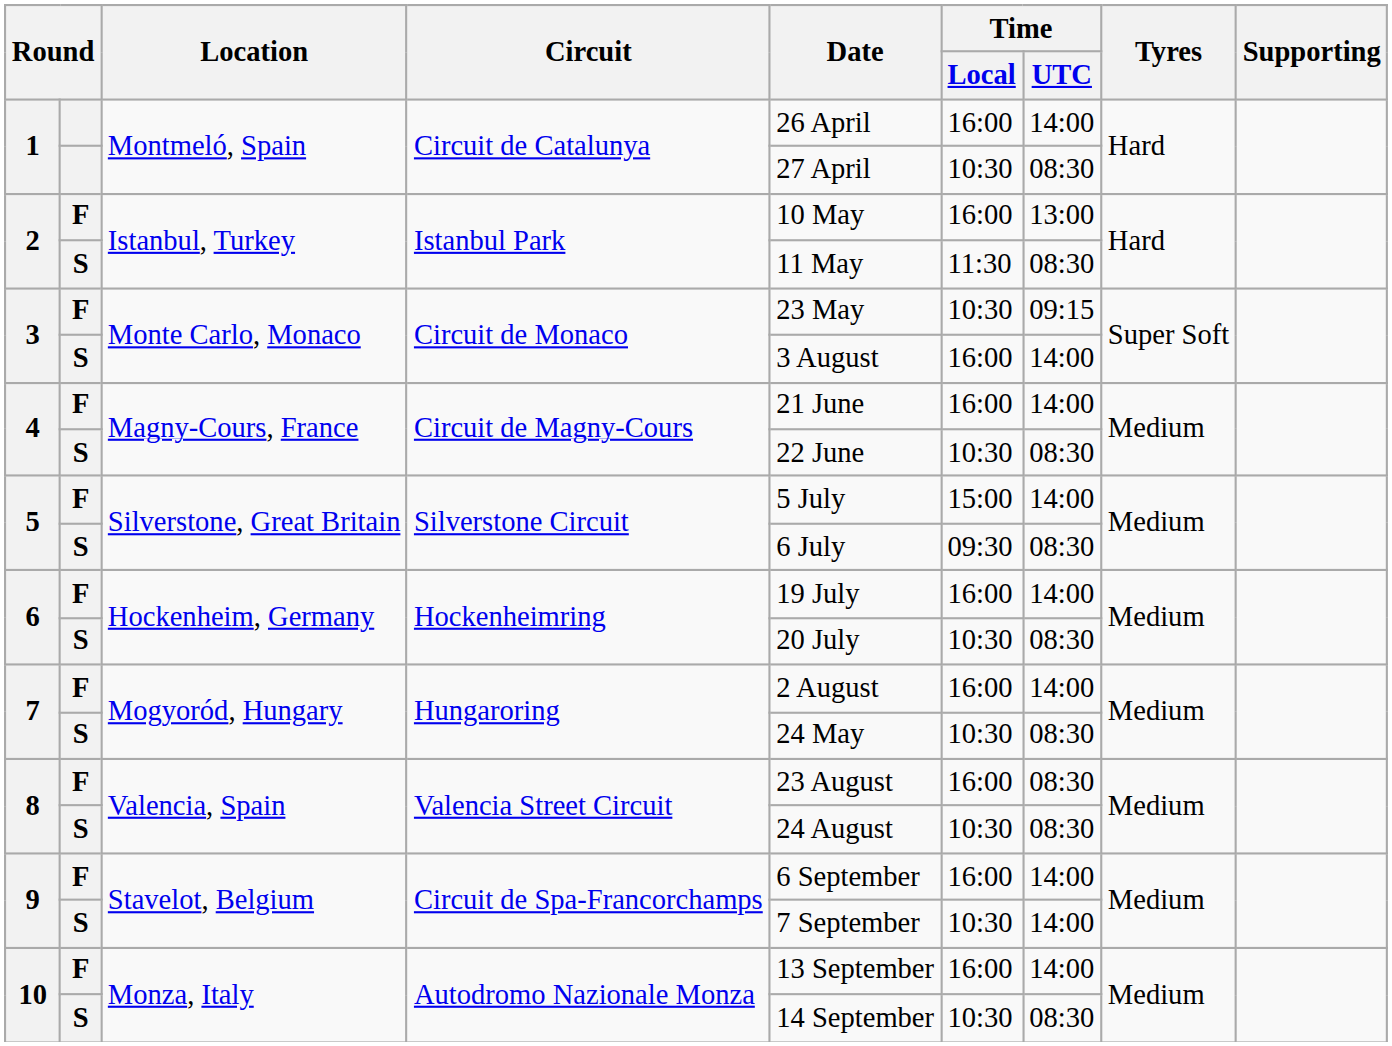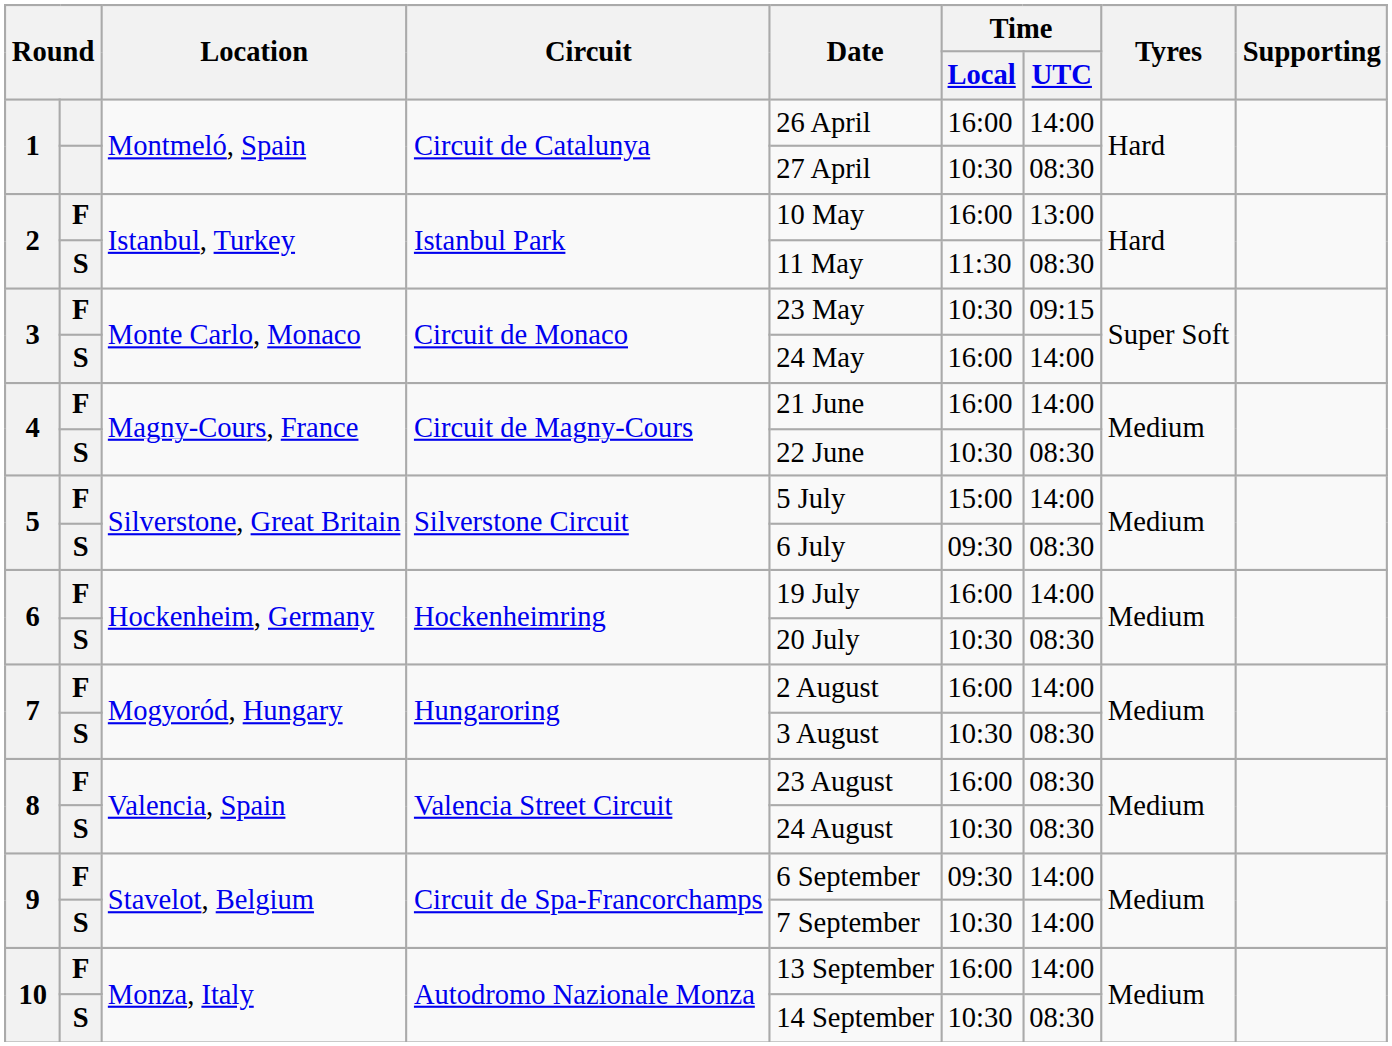(827, 357) 3 August -> (820, 357) 24 May
(820, 734) 24 May -> (827, 734) 3 August
(980, 875) 16:00 -> (980, 875) 09:30
